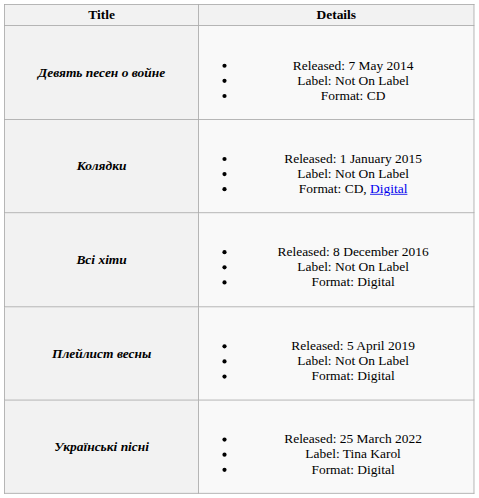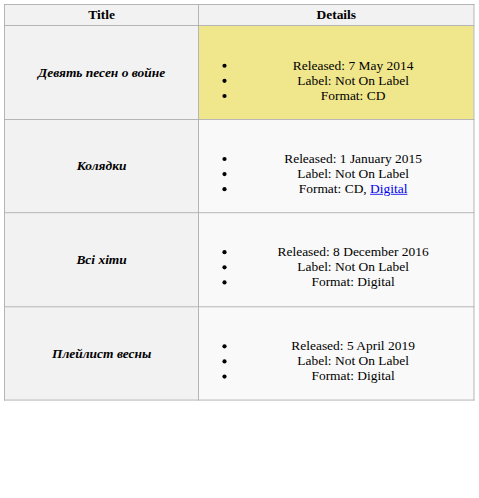(336, 80) no background -> (336, 80) khaki background
- row: (102, 446)
